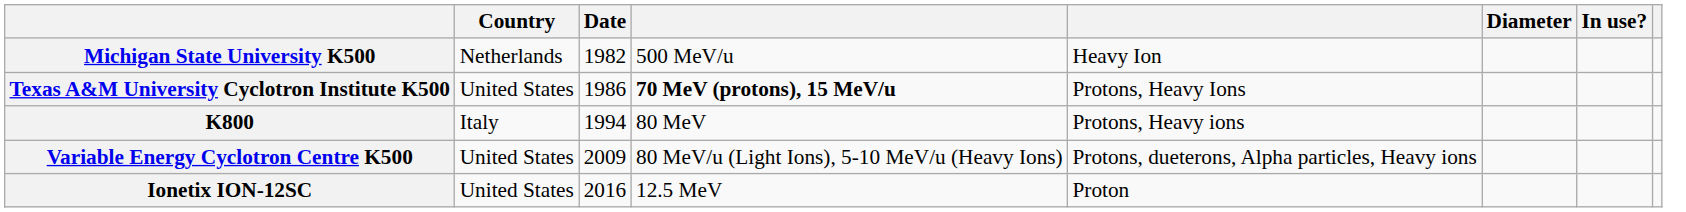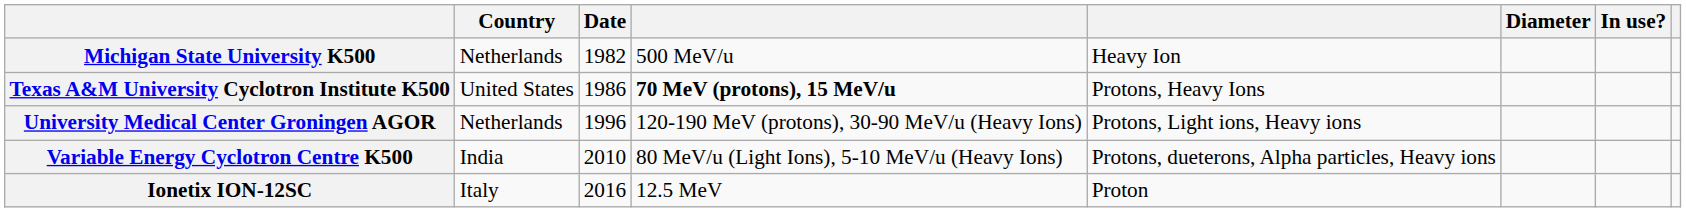- row: (230, 122)
+ row: (230, 122)
(517, 156) United States -> (482, 156) India
(605, 156) 2009 -> (605, 156) 2010
(517, 190) United States -> (479, 190) Italy
